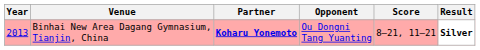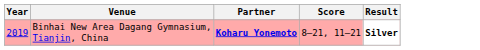- column: (337, 12)
(17, 32) 2013 -> (17, 32) 2019
